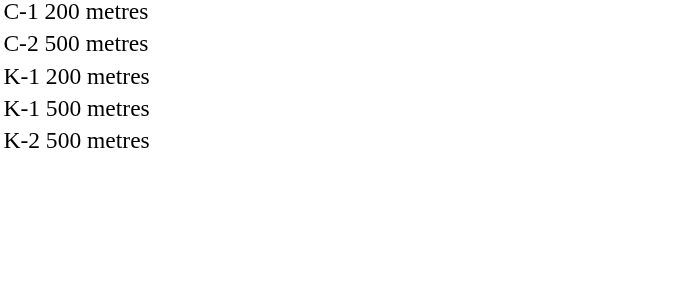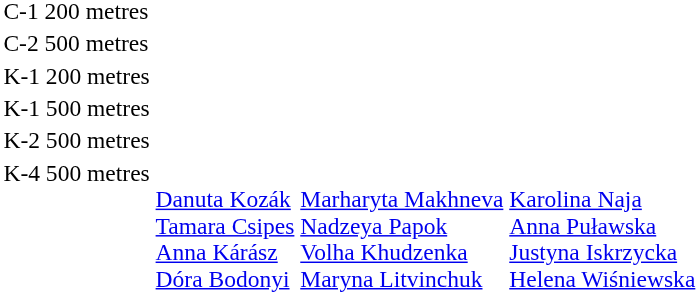+ row: (77, 173)
